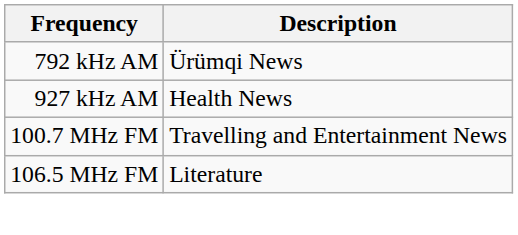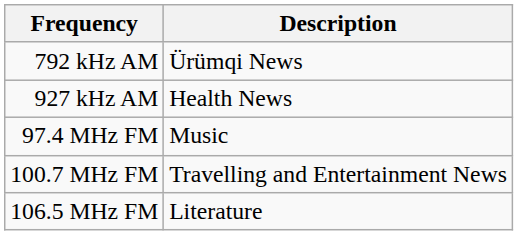+ row: (90, 135)
